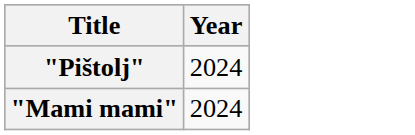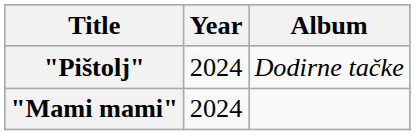+ column: (329, 25)
